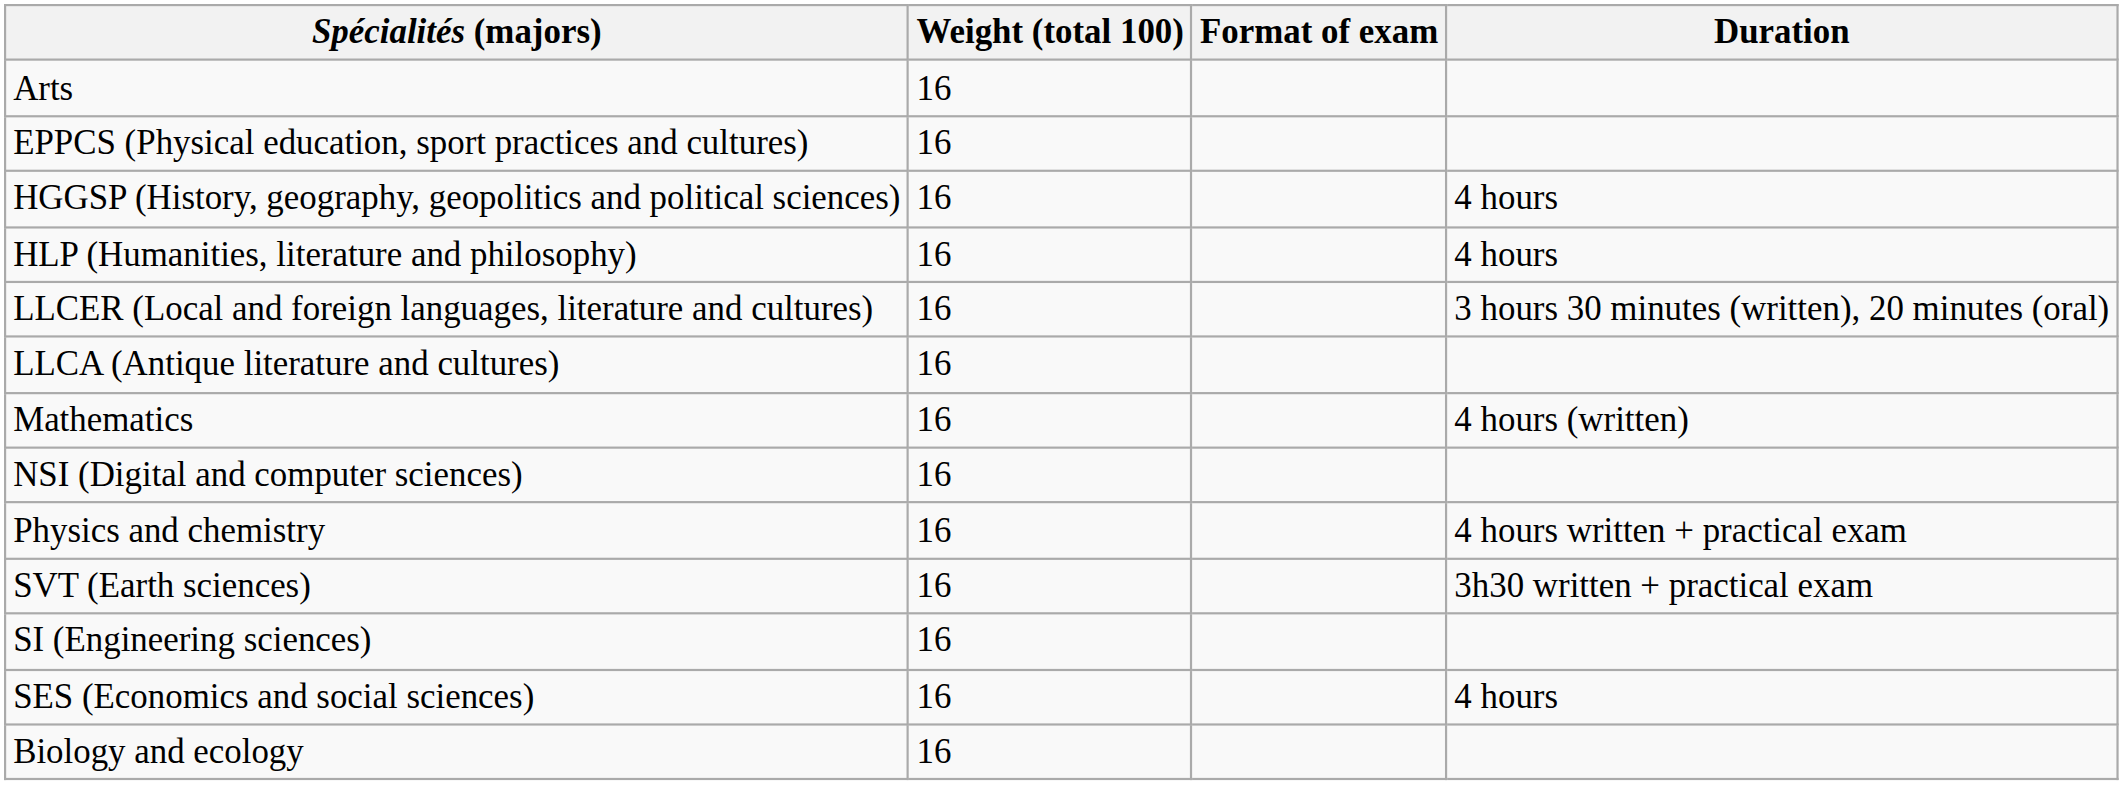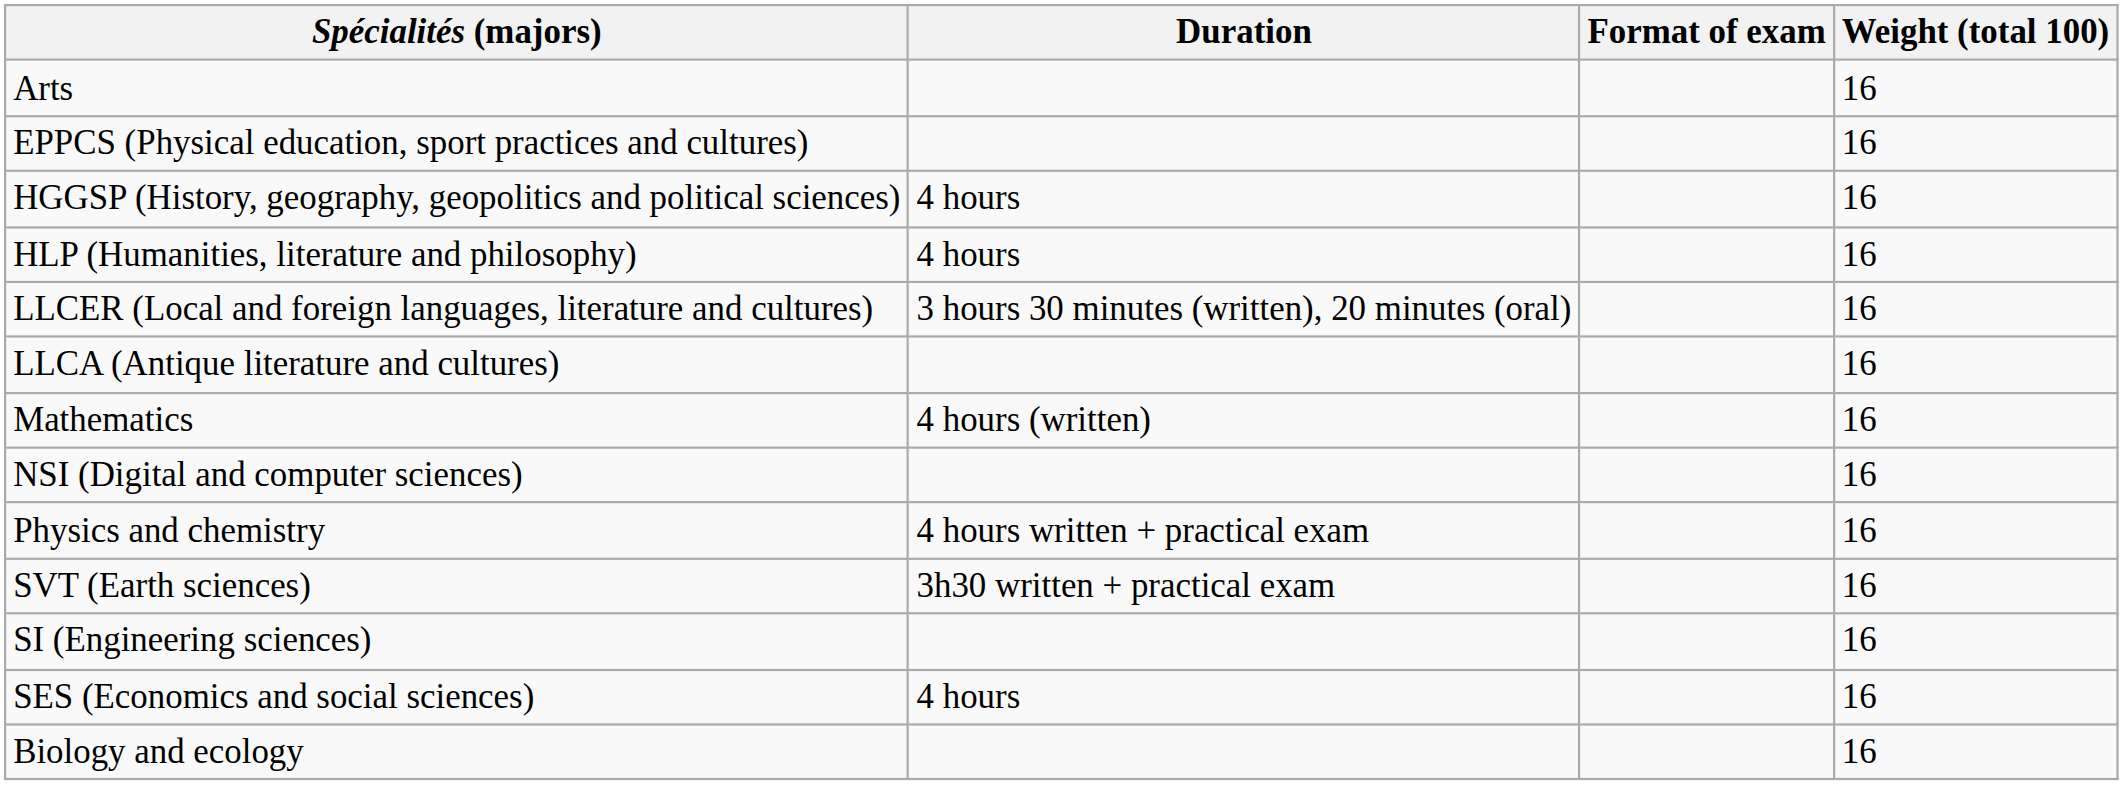columns swapped: (1050, 32) <-> (1782, 32)
